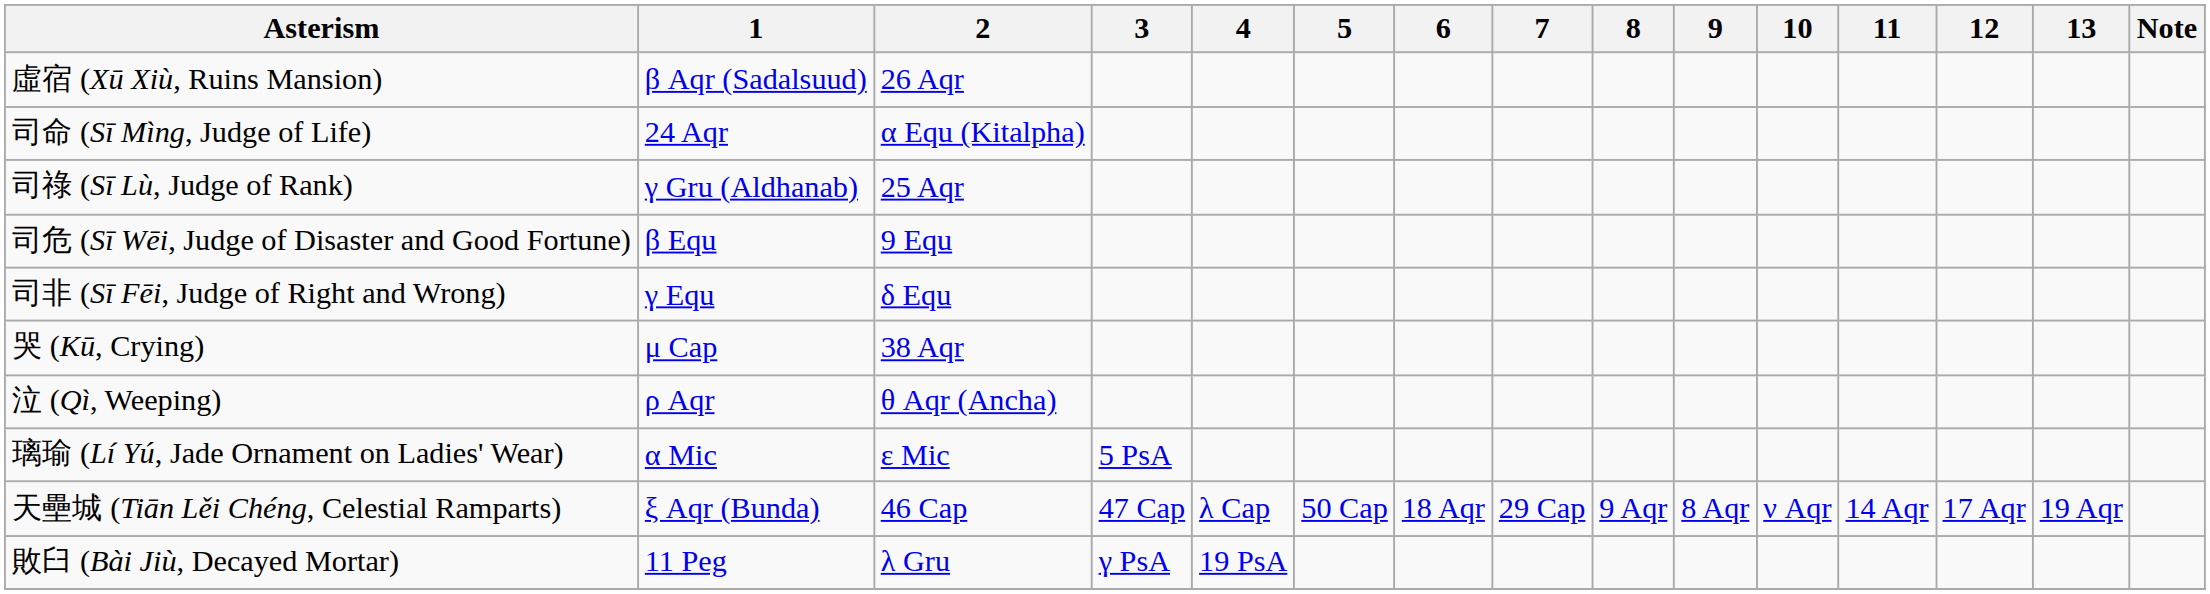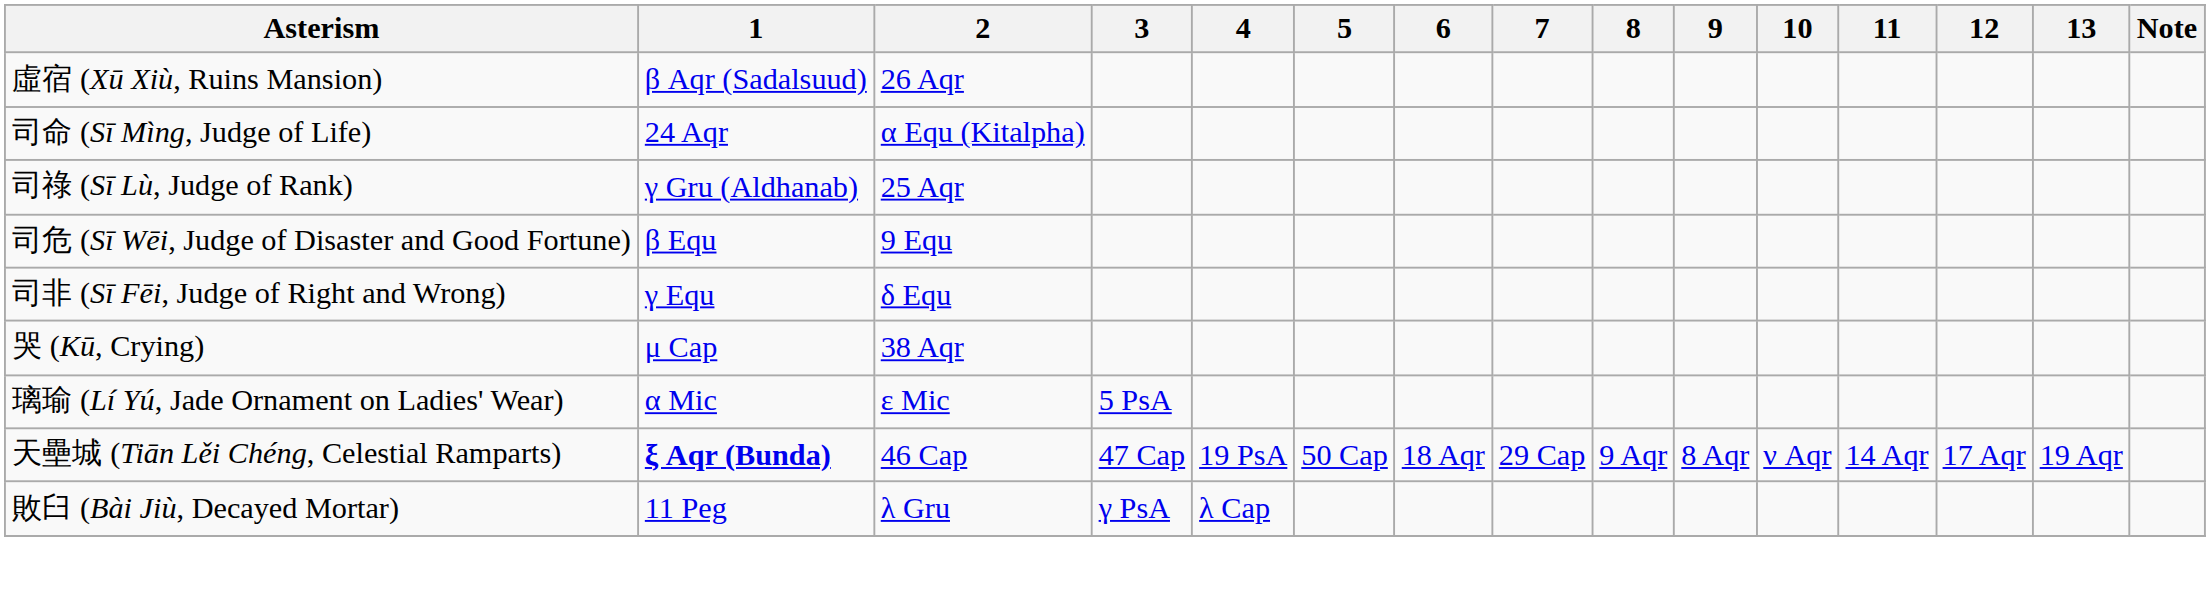- row: (117, 400)
(732, 508) normal -> (738, 454) bold
(1235, 508) λ Cap -> (1243, 454) 19 PsA
(1243, 561) 19 PsA -> (1235, 508) λ Cap
